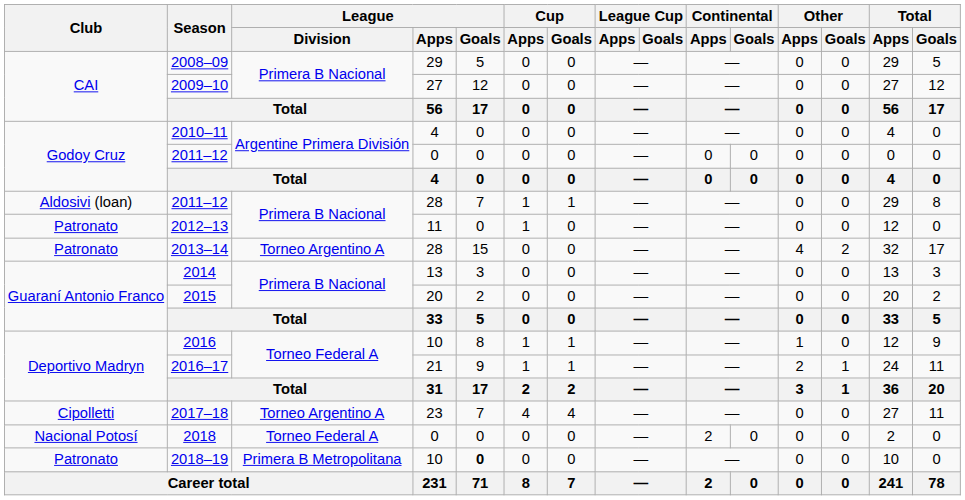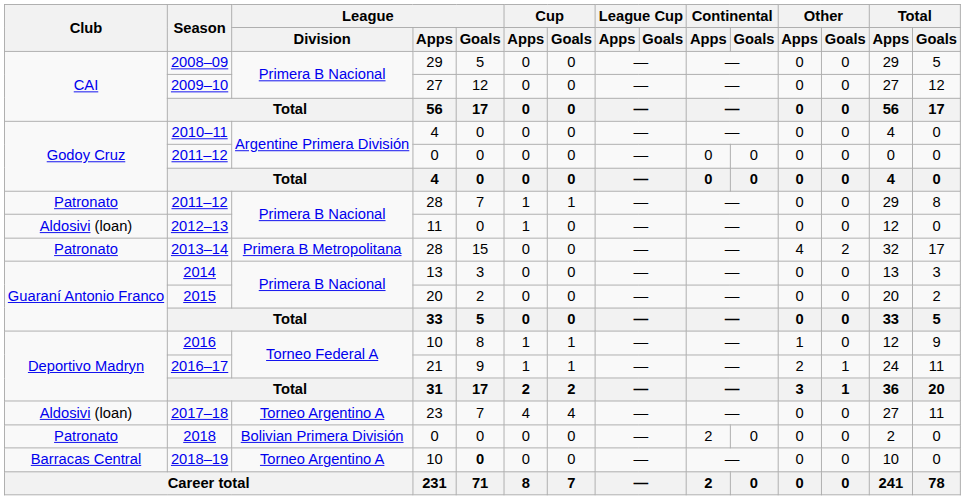(86, 202) Aldosivi (loan) -> (86, 202) Patronato
(86, 226) Patronato -> (86, 226) Aldosivi (loan)
(322, 249) Torneo Argentino A -> (322, 249) Primera B Metropolitana
(86, 413) Cipolletti -> (86, 413) Aldosivi (loan)
(86, 436) Nacional Potosí -> (86, 436) Patronato
(322, 436) Torneo Federal A -> (322, 436) Bolivian Primera División
(86, 459) Patronato -> (86, 459) Barracas Central
(322, 459) Primera B Metropolitana -> (322, 459) Torneo Argentino A
